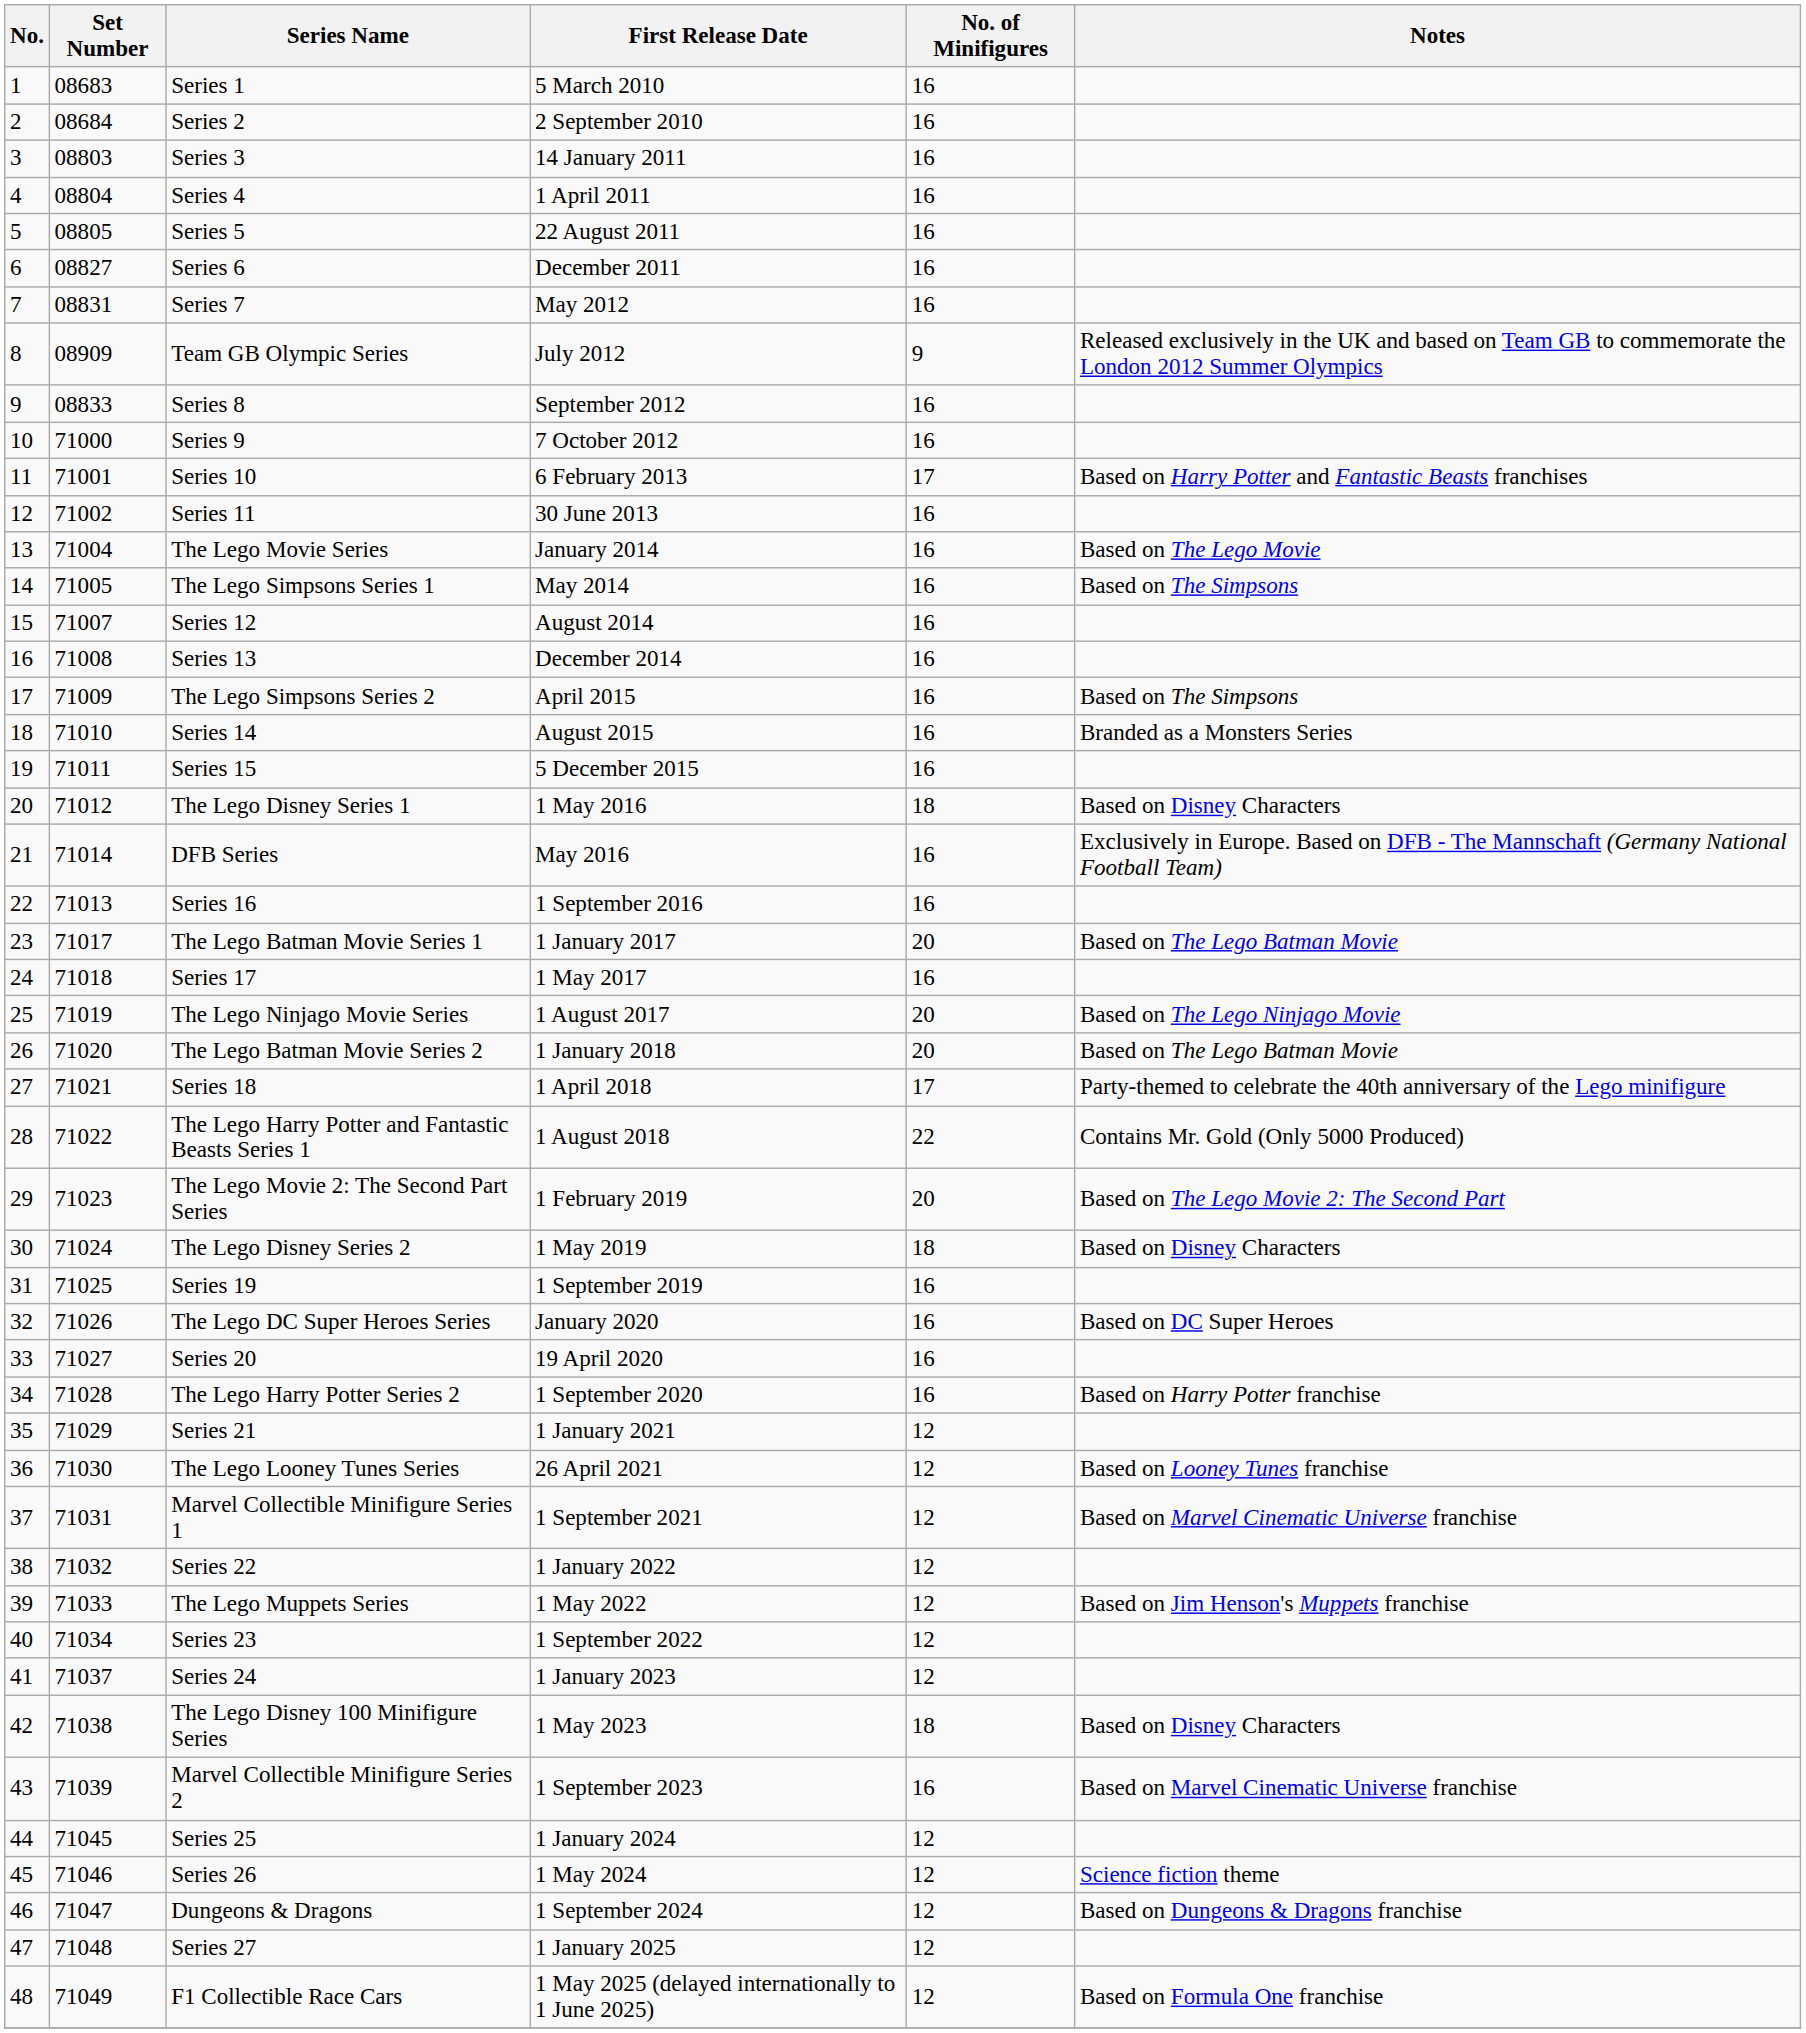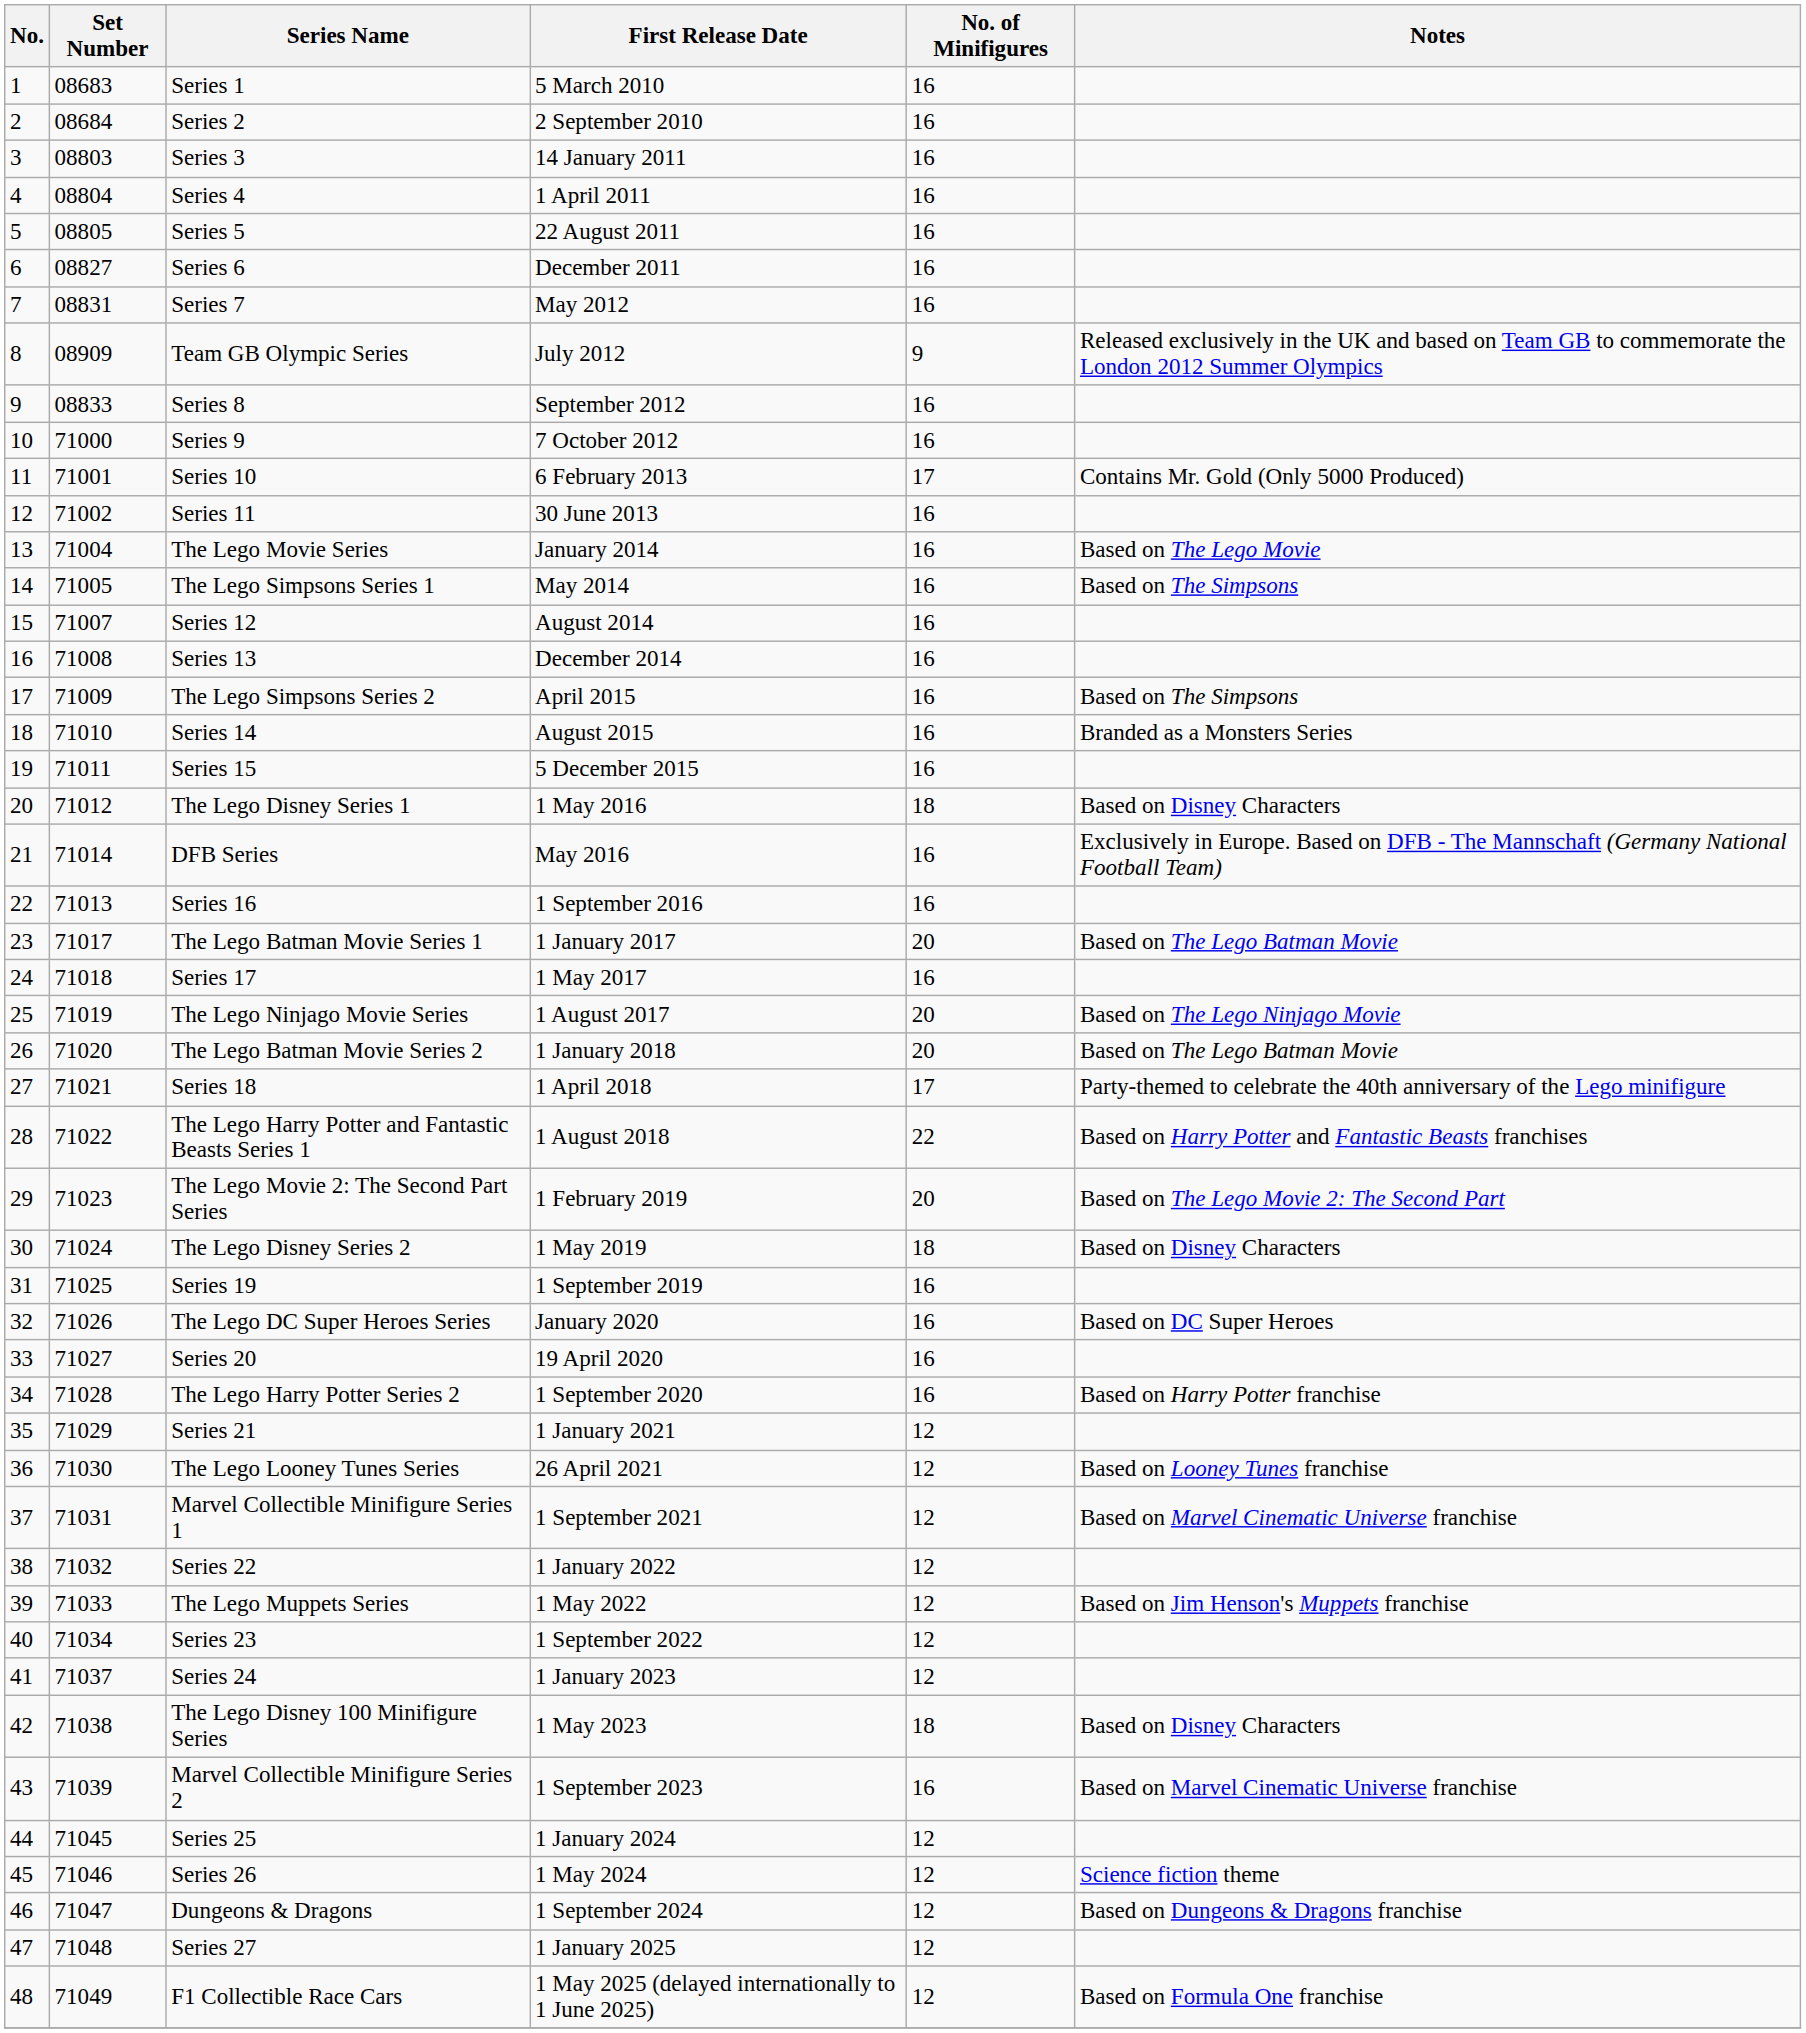(1334, 476) Based on Harry Potter and Fantastic Beasts franchises -> (1272, 476) Contains Mr. Gold (Only 5000 Produced)
(1272, 1136) Contains Mr. Gold (Only 5000 Produced) -> (1334, 1136) Based on Harry Potter and Fantastic Beasts franchises
